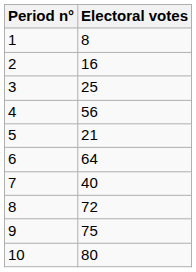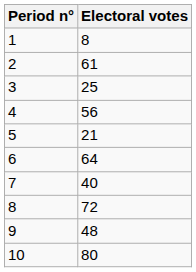(89, 64) 16 -> (89, 64) 61
(89, 231) 75 -> (89, 231) 48
